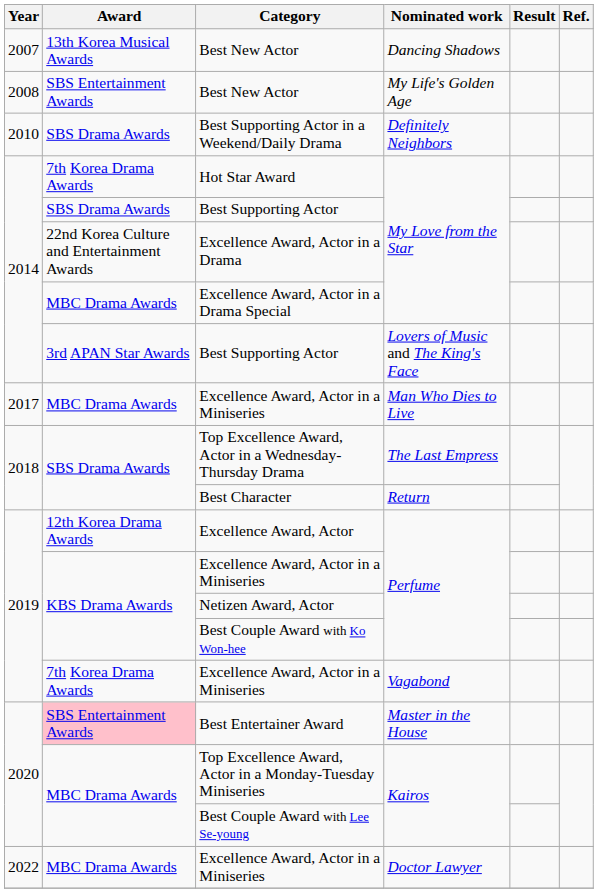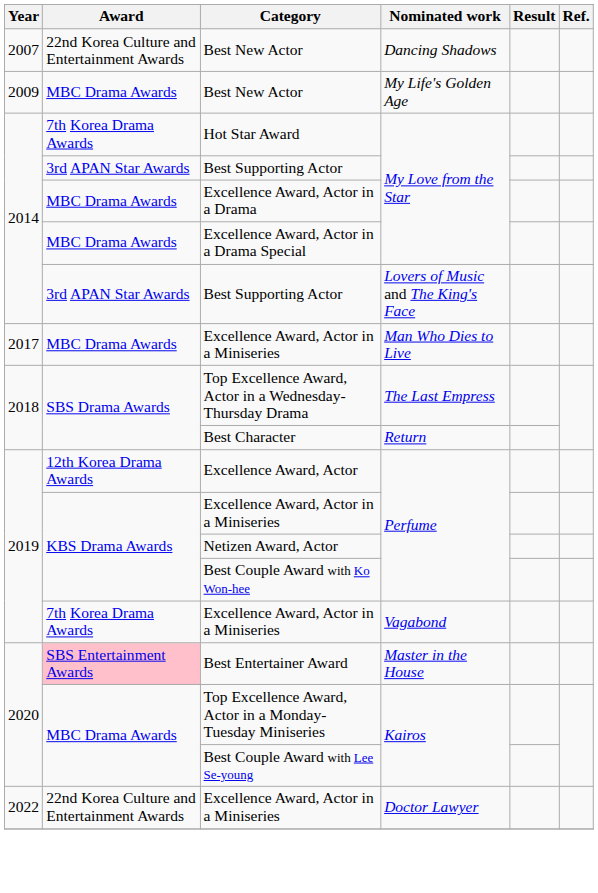(108, 50) 13th Korea Musical Awards -> (121, 50) 22nd Korea Culture and Entertainment Awards
(24, 92) 2008 -> (24, 92) 2009
(106, 92) SBS Entertainment Awards -> (111, 92) MBC Drama Awards
- row: (282, 134)
(108, 209) SBS Drama Awards -> (118, 167) 3rd APAN Star Awards
(108, 251) 22nd Korea Culture and Entertainment Awards -> (111, 200) MBC Drama Awards
(111, 867) MBC Drama Awards -> (121, 807) 22nd Korea Culture and Entertainment Awards
